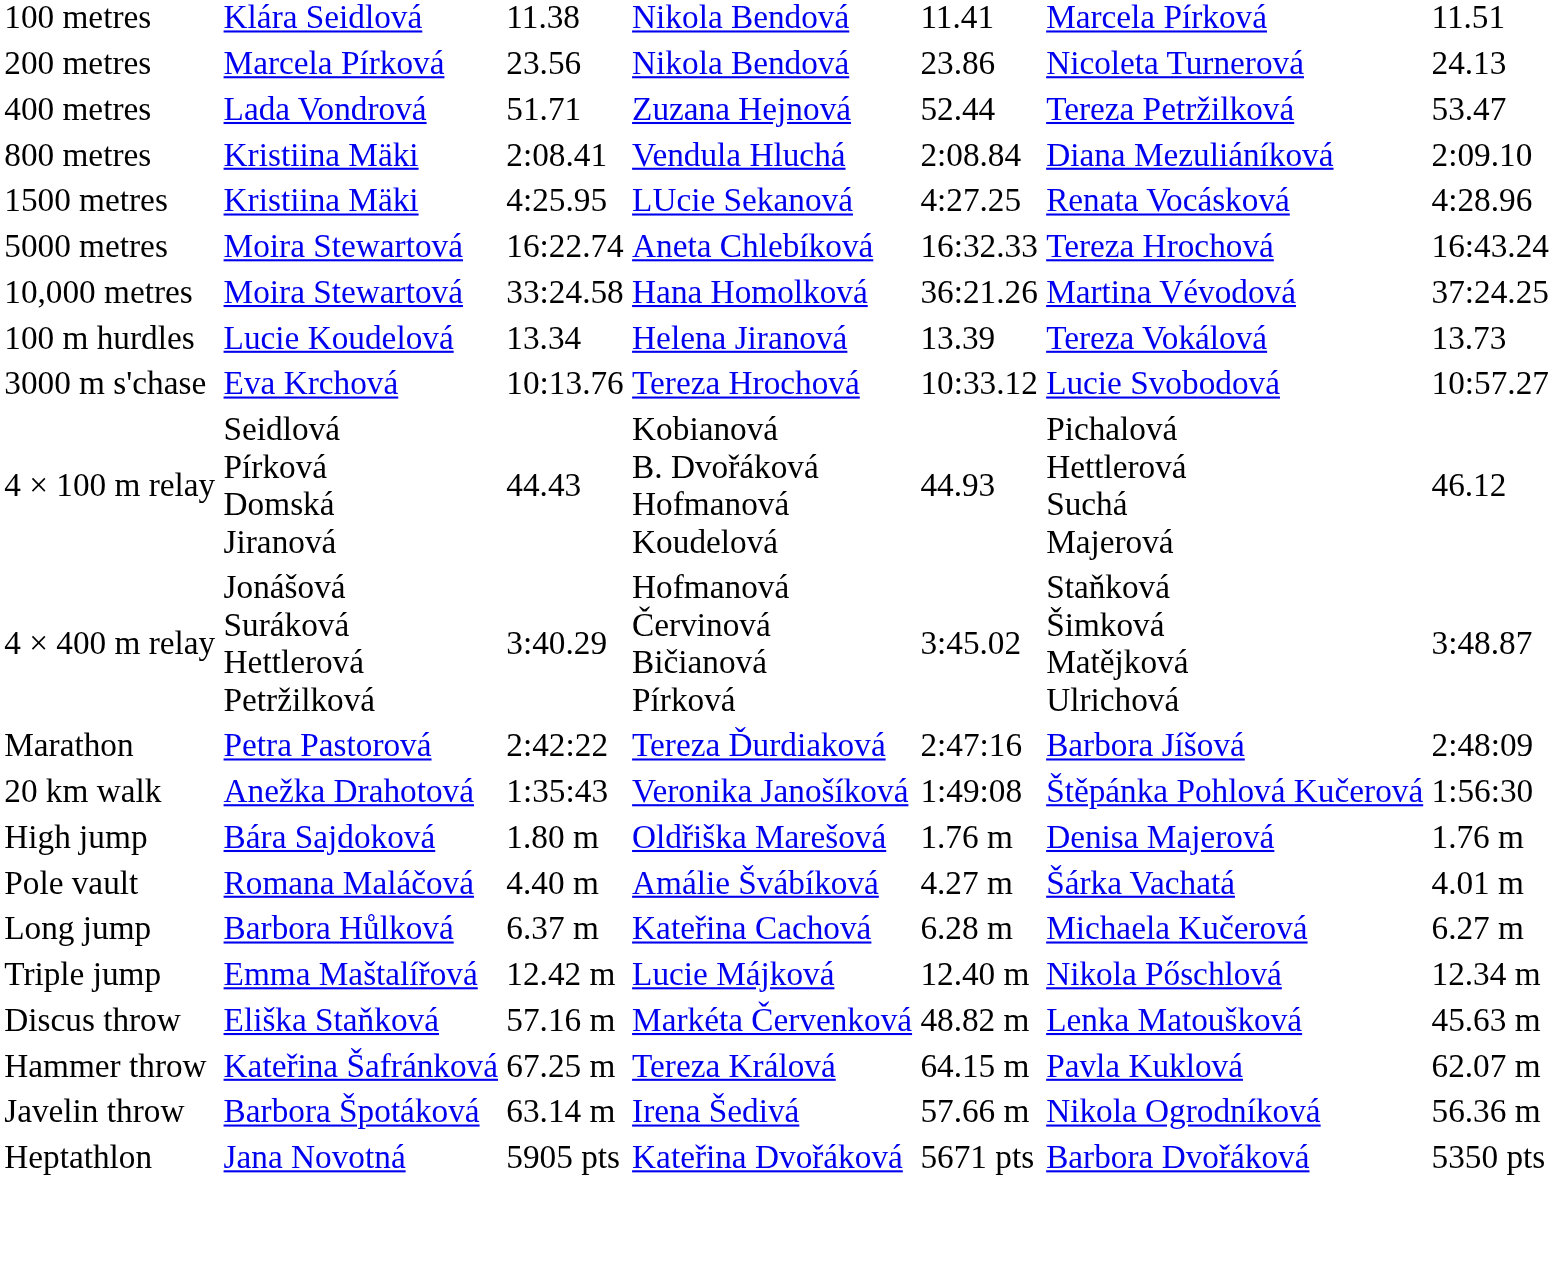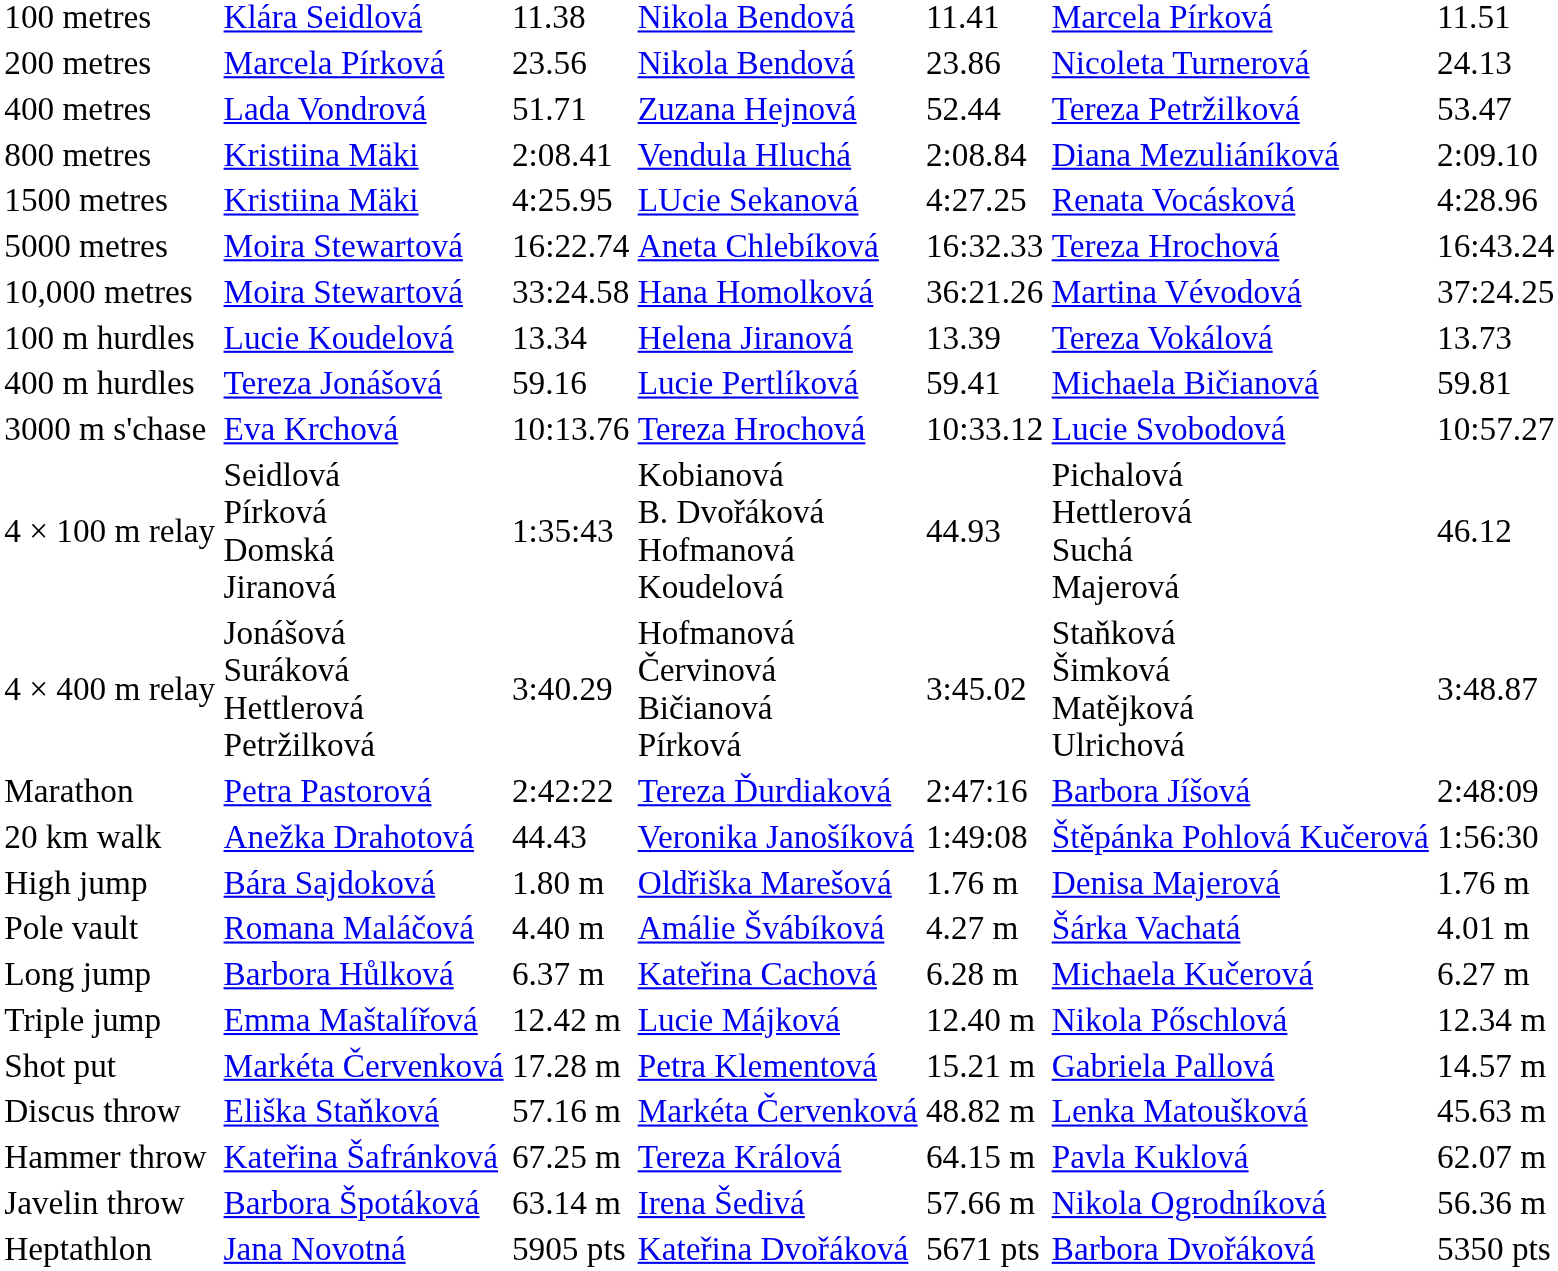+ row: (99, 383)
(544, 485) 44.43 -> (563, 531) 1:35:43
(557, 791) 1:35:43 -> (549, 836) 44.43
+ row: (60, 1065)
